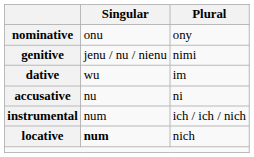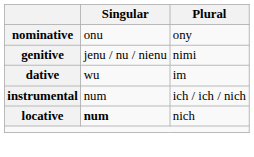- row: (43, 95)
